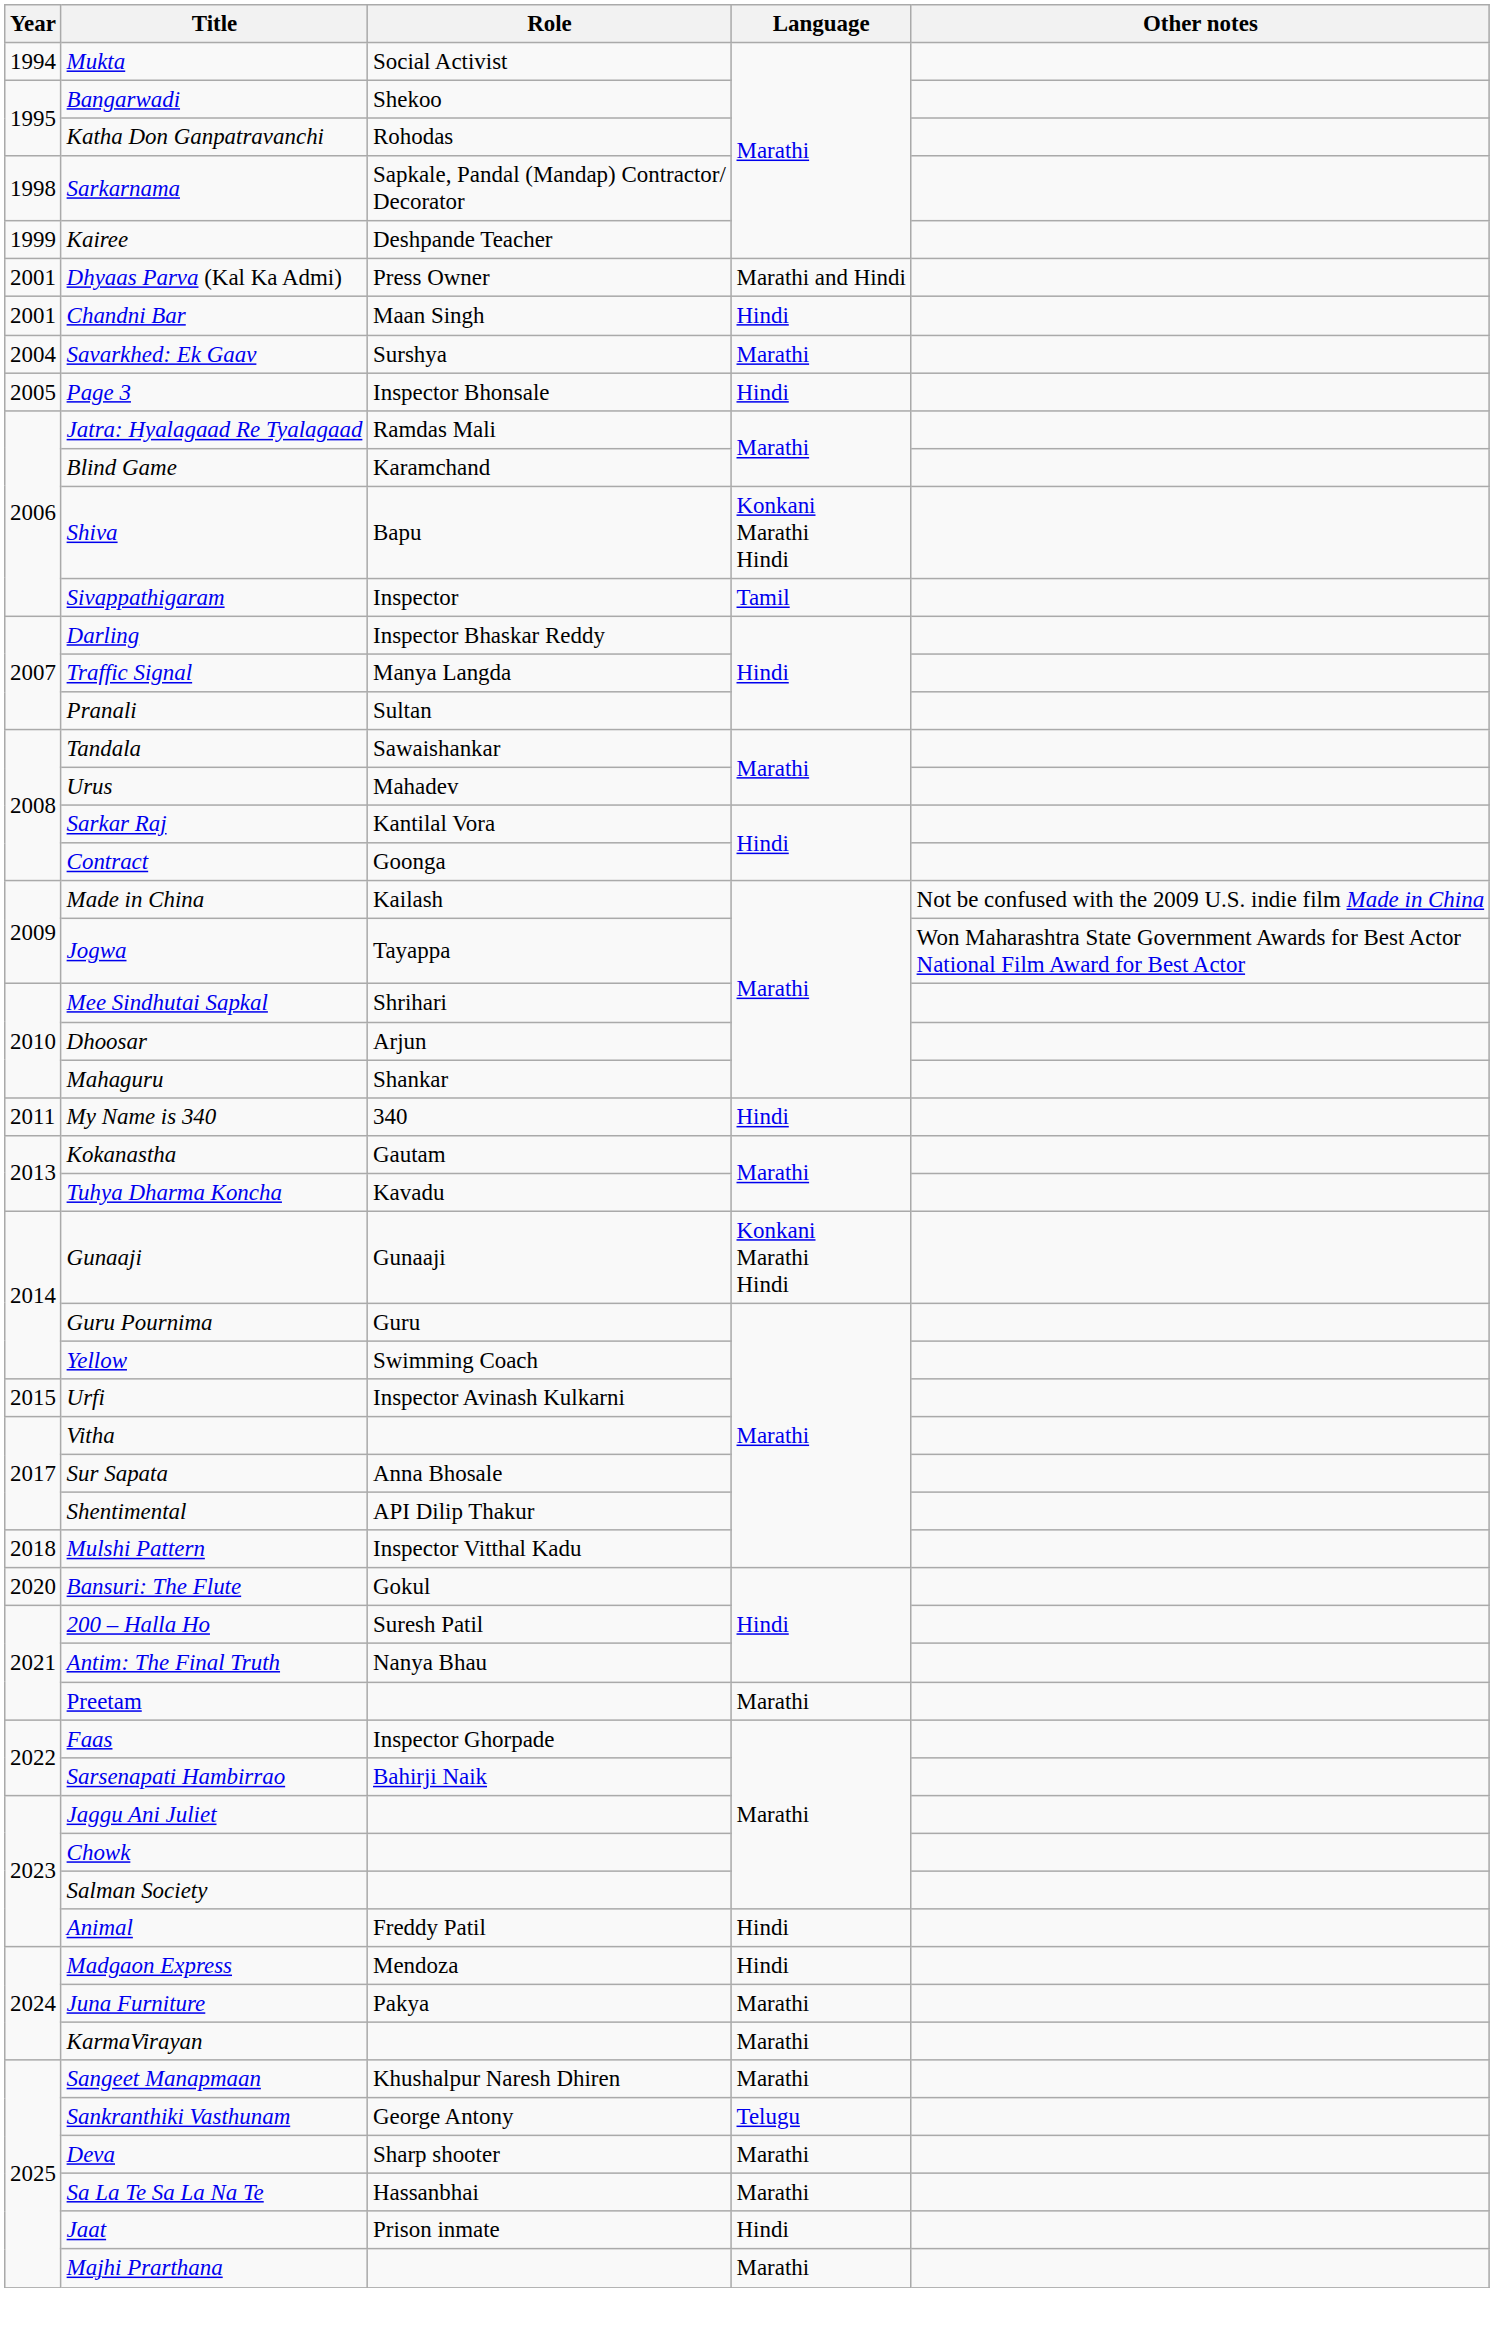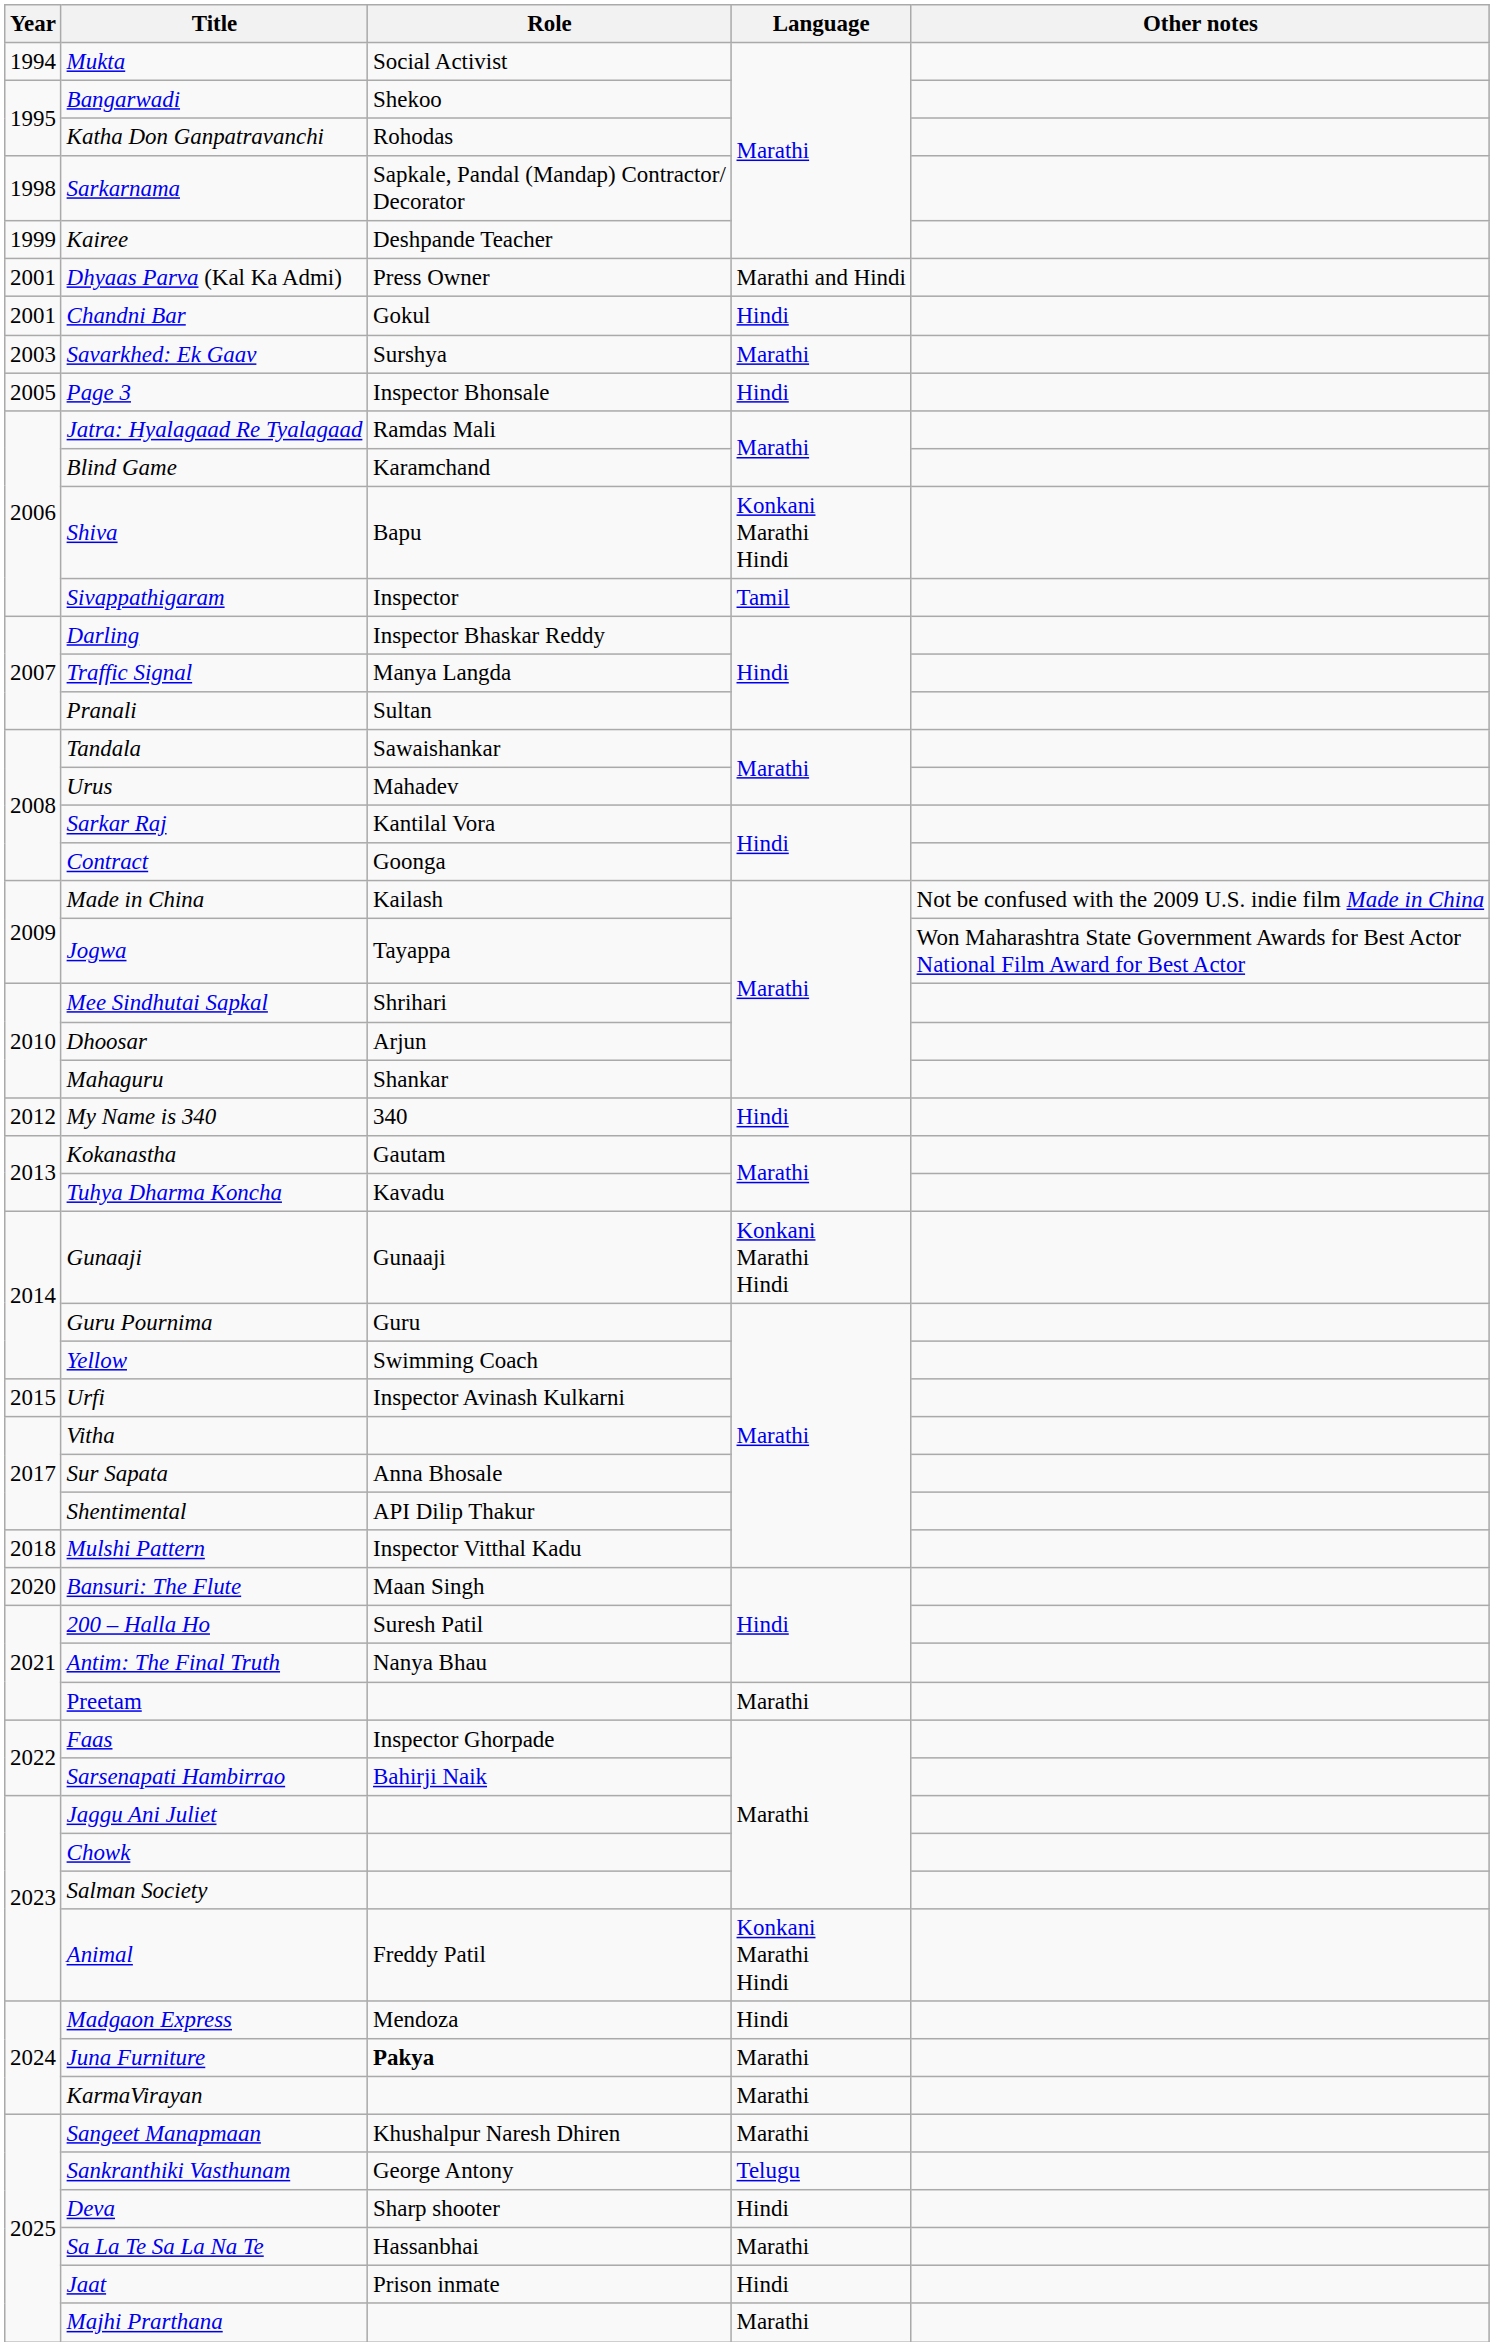(429, 315) Maan Singh -> (402, 315) Gokul
(33, 353) 2004 -> (33, 353) 2003
(33, 1116) 2011 -> (33, 1116) 2012
(402, 1586) Gokul -> (429, 1586) Maan Singh
(763, 1927) Hindi -> (776, 1954) Konkani Marathi Hindi
(401, 2003) normal -> (404, 2057) bold
(773, 2154) Marathi -> (763, 2208) Hindi
